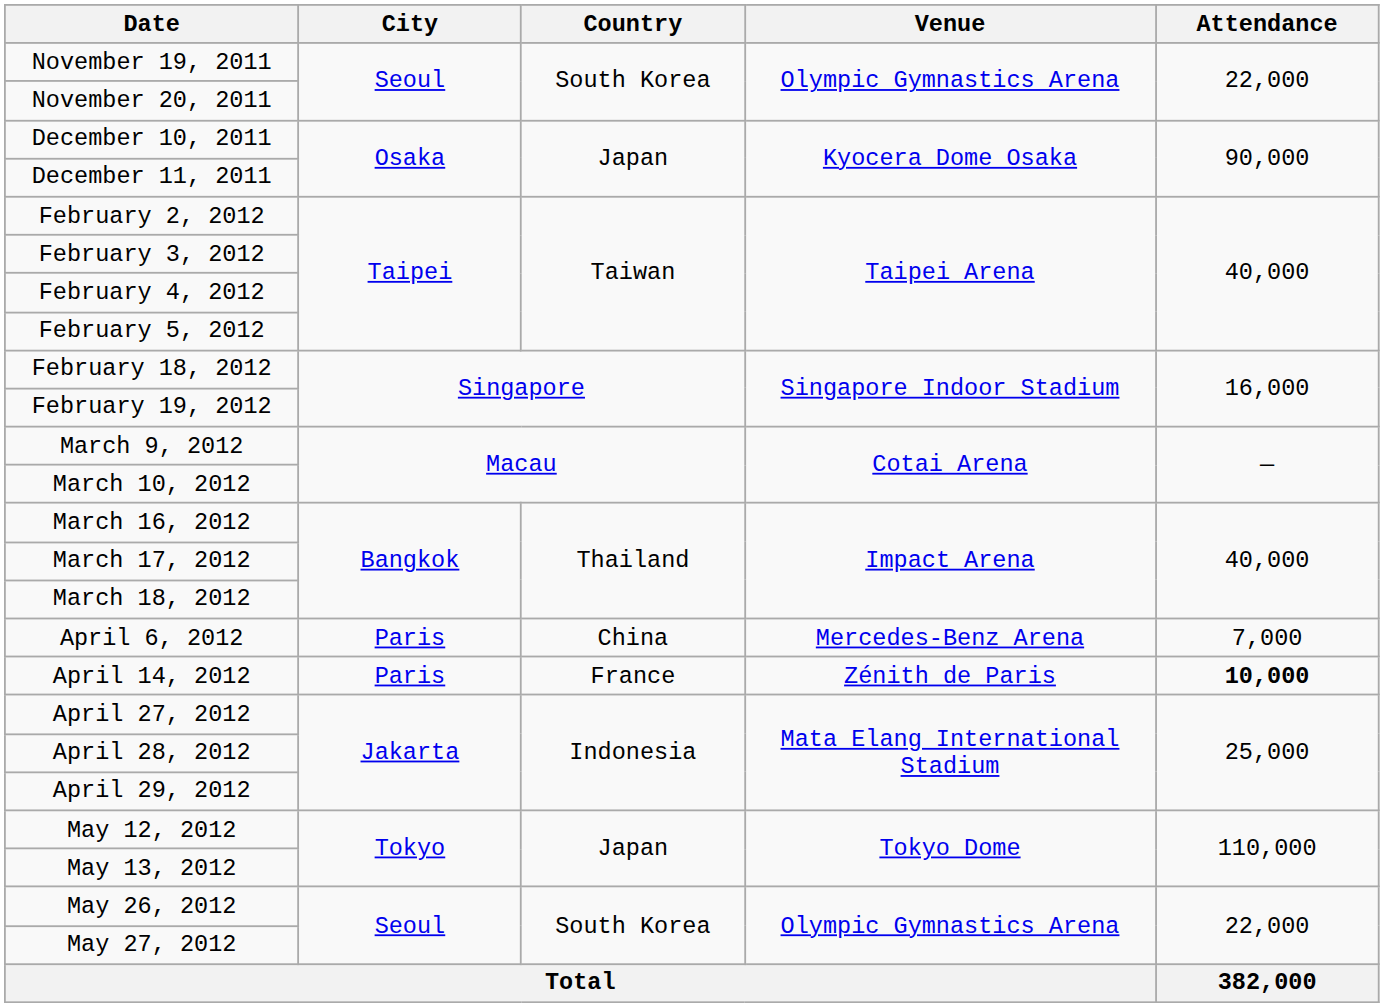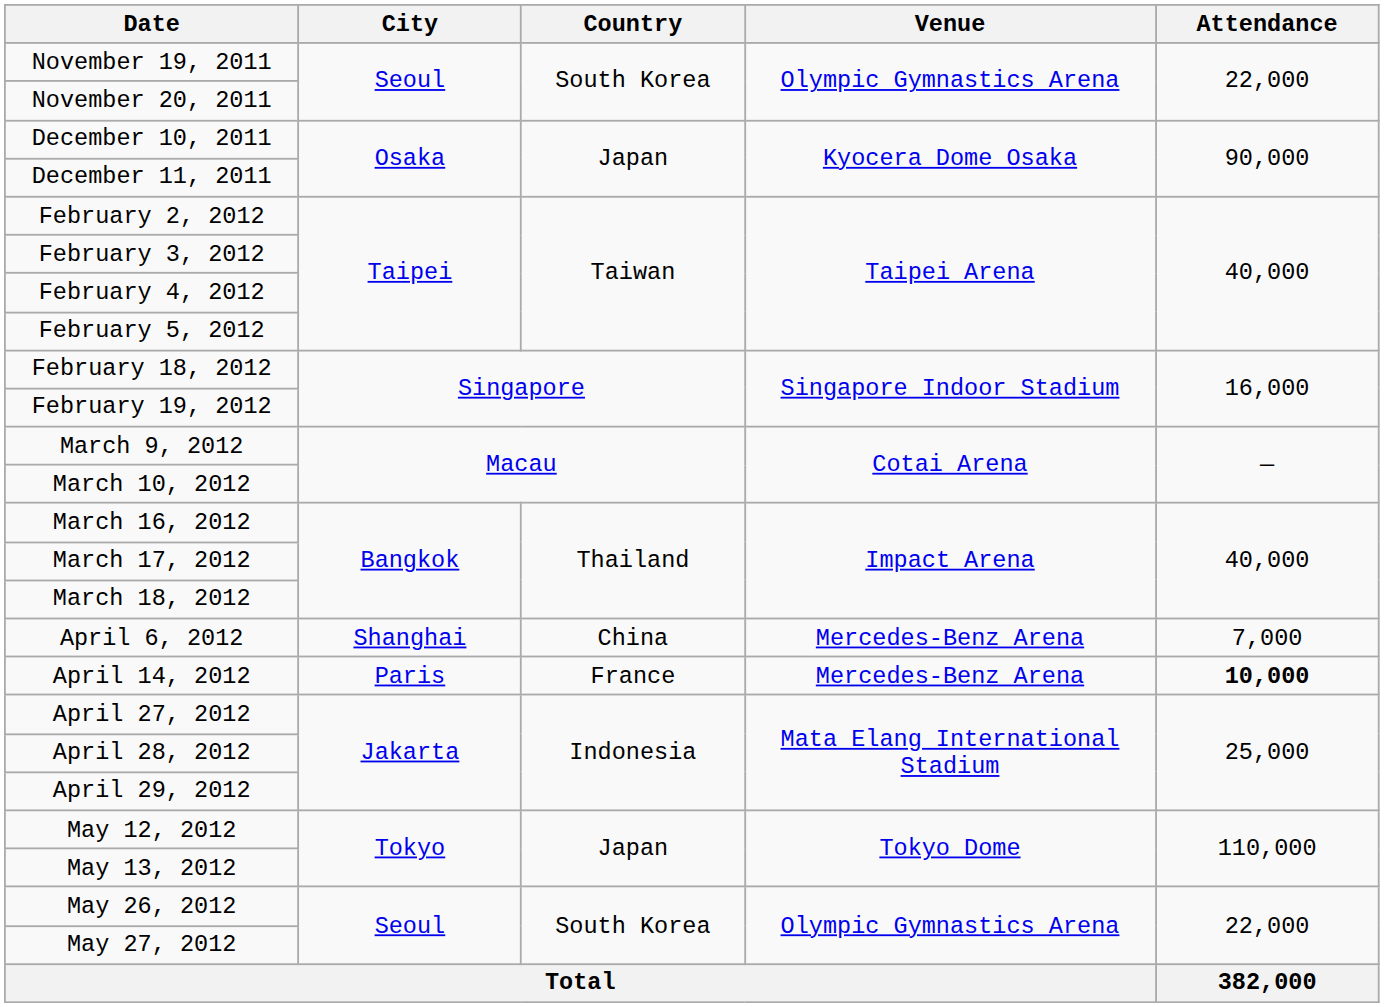(410, 638) Paris -> (410, 638) Shanghai
(950, 676) Zénith de Paris -> (950, 676) Mercedes-Benz Arena
